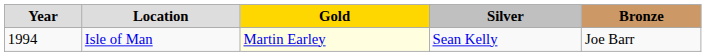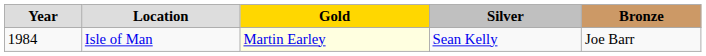(23, 39) 1994 -> (23, 39) 1984
